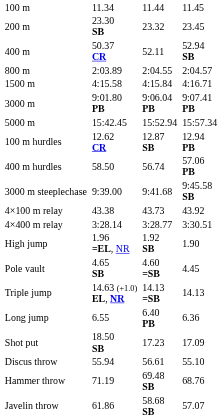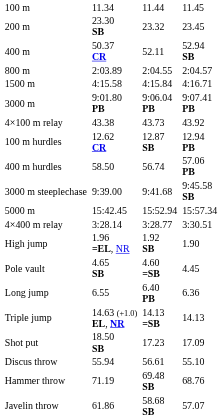rows swapped: (20, 122) <-> (34, 210)
rows swapped: (27, 318) <-> (28, 293)
